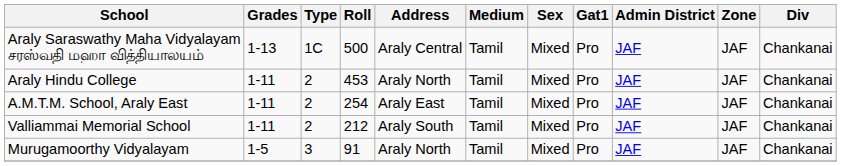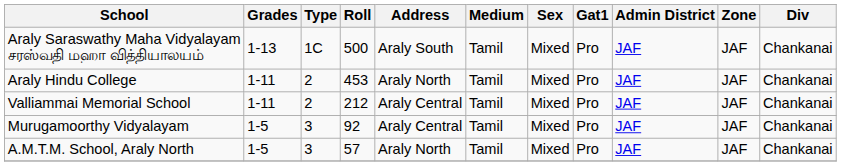(420, 48) Araly Central -> (416, 48) Araly South
- row: (98, 103)
(416, 126) Araly South -> (420, 103) Araly Central
(352, 149) 91 -> (352, 126) 92
(414, 149) Araly North -> (420, 126) Araly Central
+ row: (101, 149)
